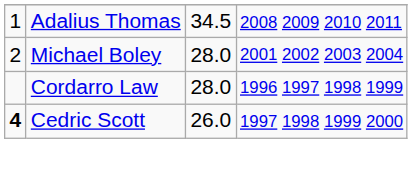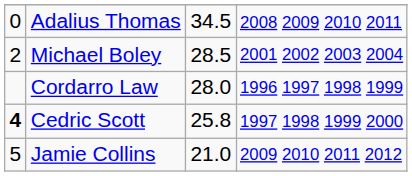(15, 21) 1 -> (15, 21) 0
(211, 54) 28.0 -> (211, 54) 28.5
(211, 120) 26.0 -> (211, 120) 25.8
+ row: (93, 154)
